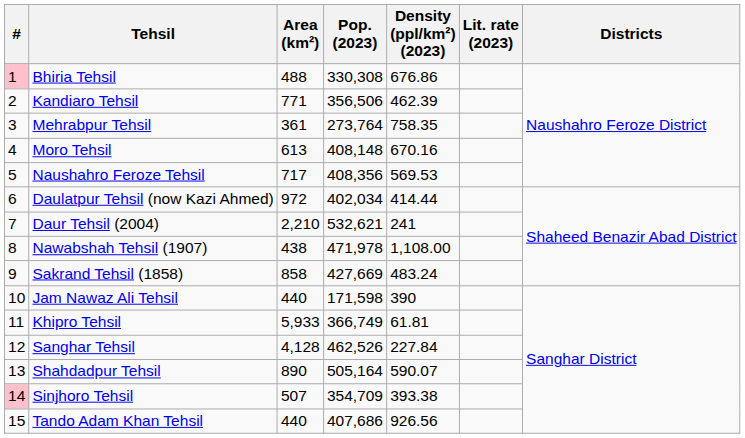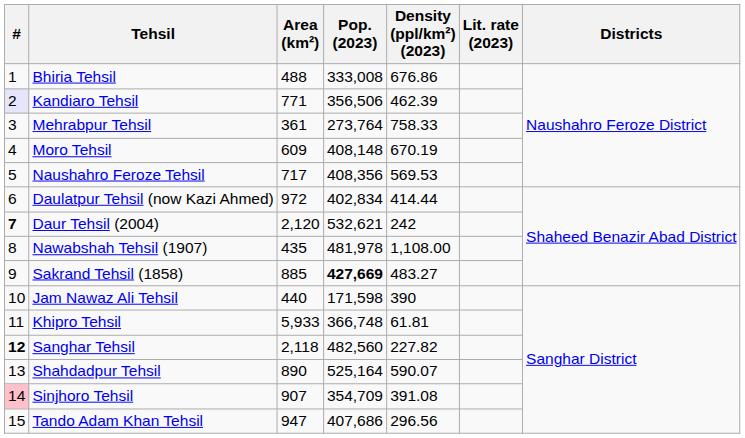(12, 76) pink background -> (12, 76) no background
(355, 76) 330,308 -> (355, 76) 333,008
(12, 100) no background -> (12, 100) lavender background
(414, 125) 758.35 -> (414, 125) 758.33
(294, 150) 613 -> (294, 150) 609
(414, 150) 670.16 -> (414, 150) 670.19
(355, 199) 402,034 -> (355, 199) 402,834
(12, 224) normal -> (12, 224) bold
(300, 224) 2,210 -> (300, 224) 2,120
(403, 224) 241 -> (403, 224) 242
(294, 248) 438 -> (294, 248) 435
(355, 248) 471,978 -> (355, 248) 481,978
(294, 273) 858 -> (294, 273) 885
(355, 273) normal -> (355, 273) bold
(414, 273) 483.24 -> (414, 273) 483.27
(355, 322) 366,749 -> (355, 322) 366,748
(17, 347) normal -> (17, 347) bold
(300, 347) 4,128 -> (300, 347) 2,118
(355, 347) 462,526 -> (355, 347) 482,560
(414, 347) 227.84 -> (414, 347) 227.82
(355, 371) 505,164 -> (355, 371) 525,164
(294, 396) 507 -> (294, 396) 907
(414, 396) 393.38 -> (414, 396) 391.08
(294, 420) 440 -> (294, 420) 947
(414, 420) 926.56 -> (414, 420) 296.56
